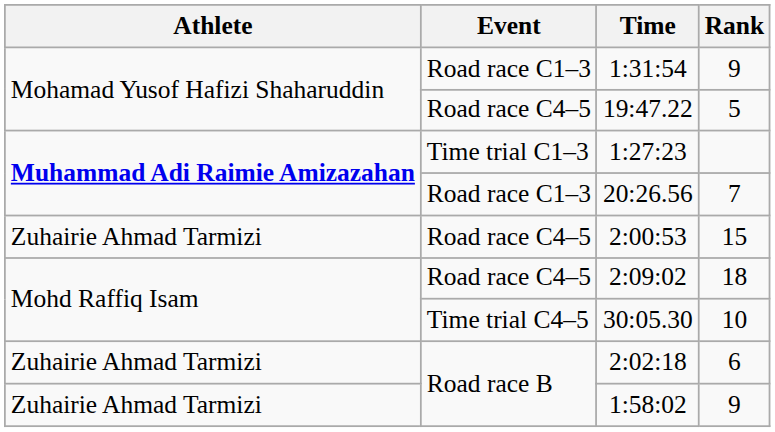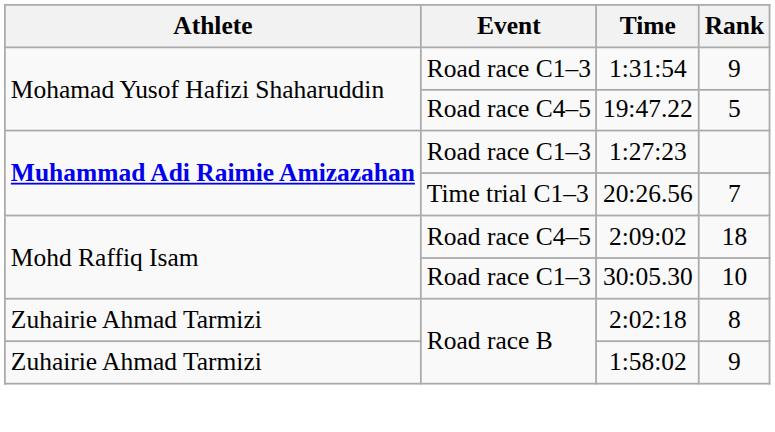(508, 152) Time trial C1–3 -> (509, 152) Road race C1–3
(509, 194) Road race C1–3 -> (508, 194) Time trial C1–3
- row: (648, 236)
(508, 320) Time trial C4–5 -> (509, 278) Road race C1–3
(734, 362) 6 -> (734, 320) 8
